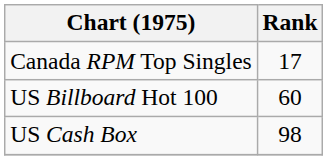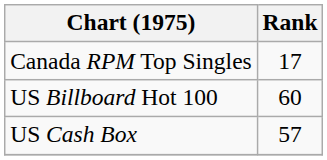(290, 135) 98 -> (290, 135) 57
